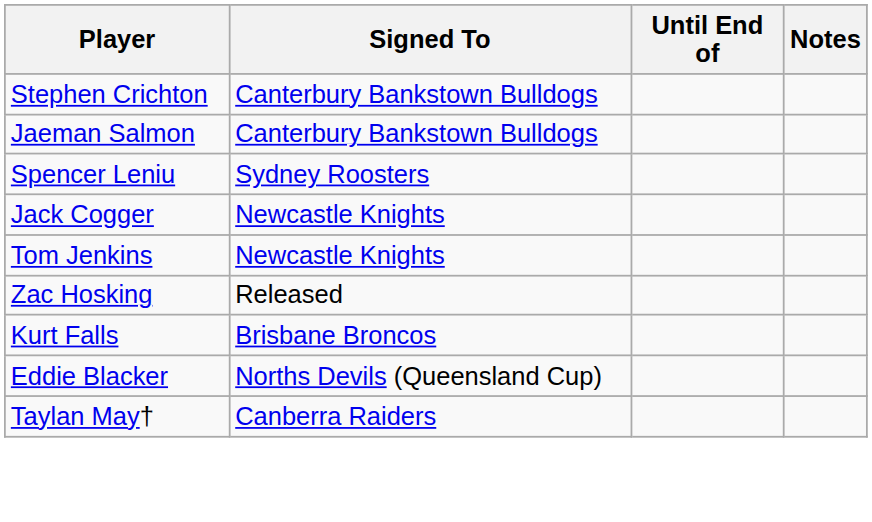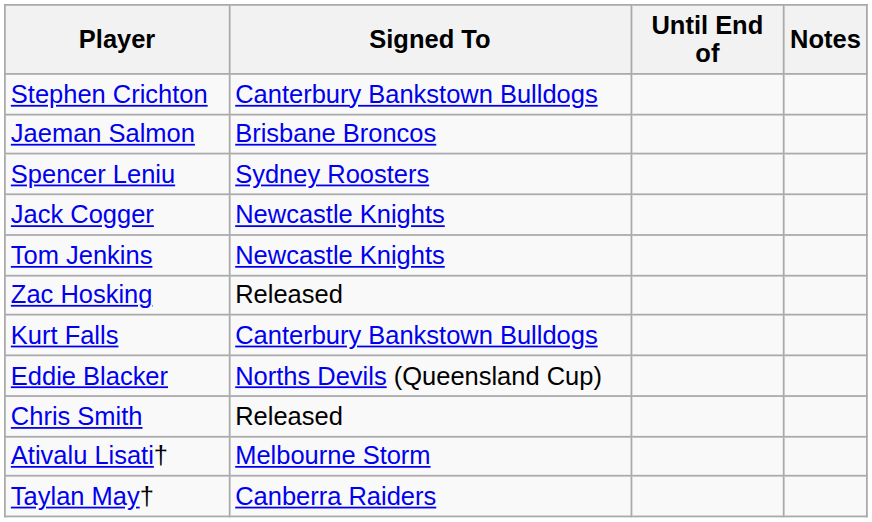(416, 134) Canterbury Bankstown Bulldogs -> (336, 134) Brisbane Broncos
(336, 336) Brisbane Broncos -> (416, 336) Canterbury Bankstown Bulldogs
+ row: (77, 416)
+ row: (89, 456)
